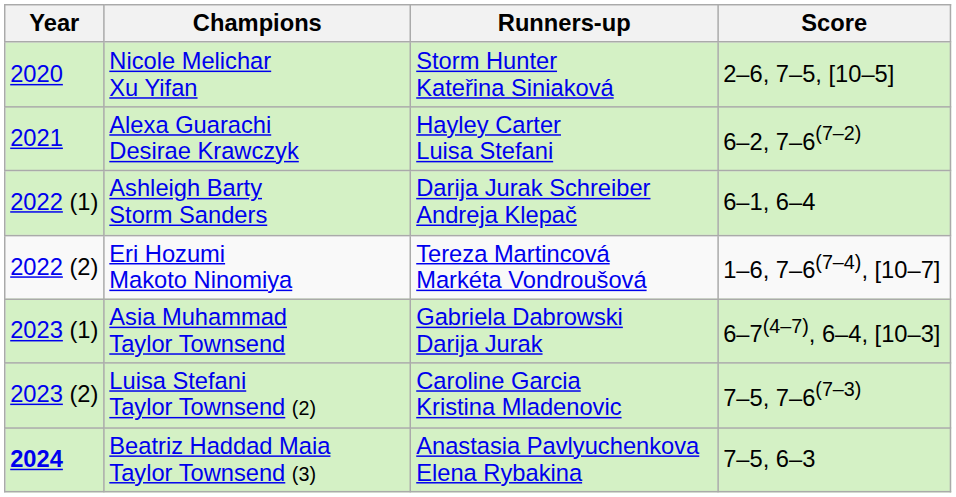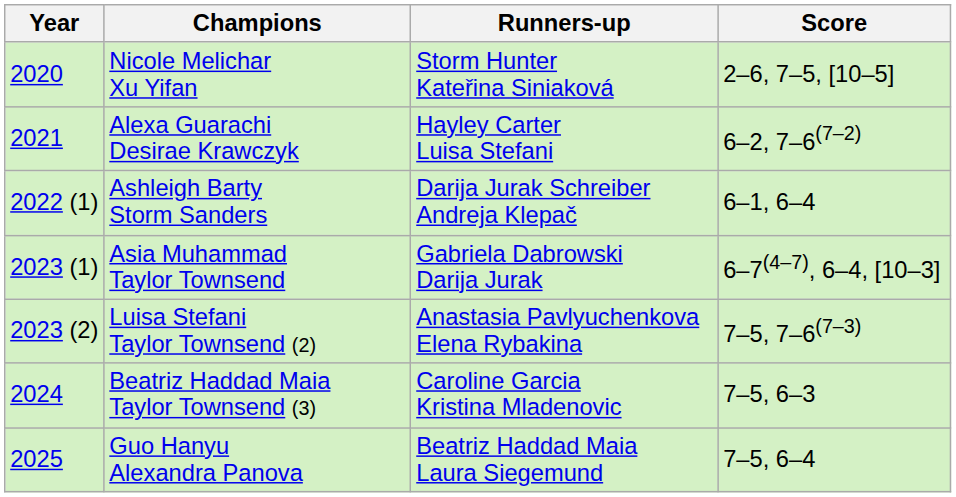- row: (201, 266)
(519, 395) Caroline Garcia Kristina Mladenovic -> (558, 330) Anastasia Pavlyuchenkova Elena Rybakina
(37, 459) bold -> (37, 395) normal
(558, 459) Anastasia Pavlyuchenkova Elena Rybakina -> (519, 395) Caroline Garcia Kristina Mladenovic
+ row: (206, 459)
